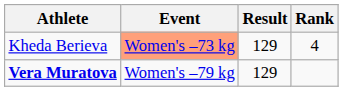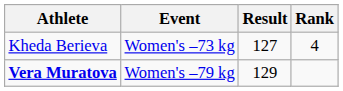(180, 45) lightsalmon background -> (180, 45) no background
(265, 45) 129 -> (265, 45) 127
